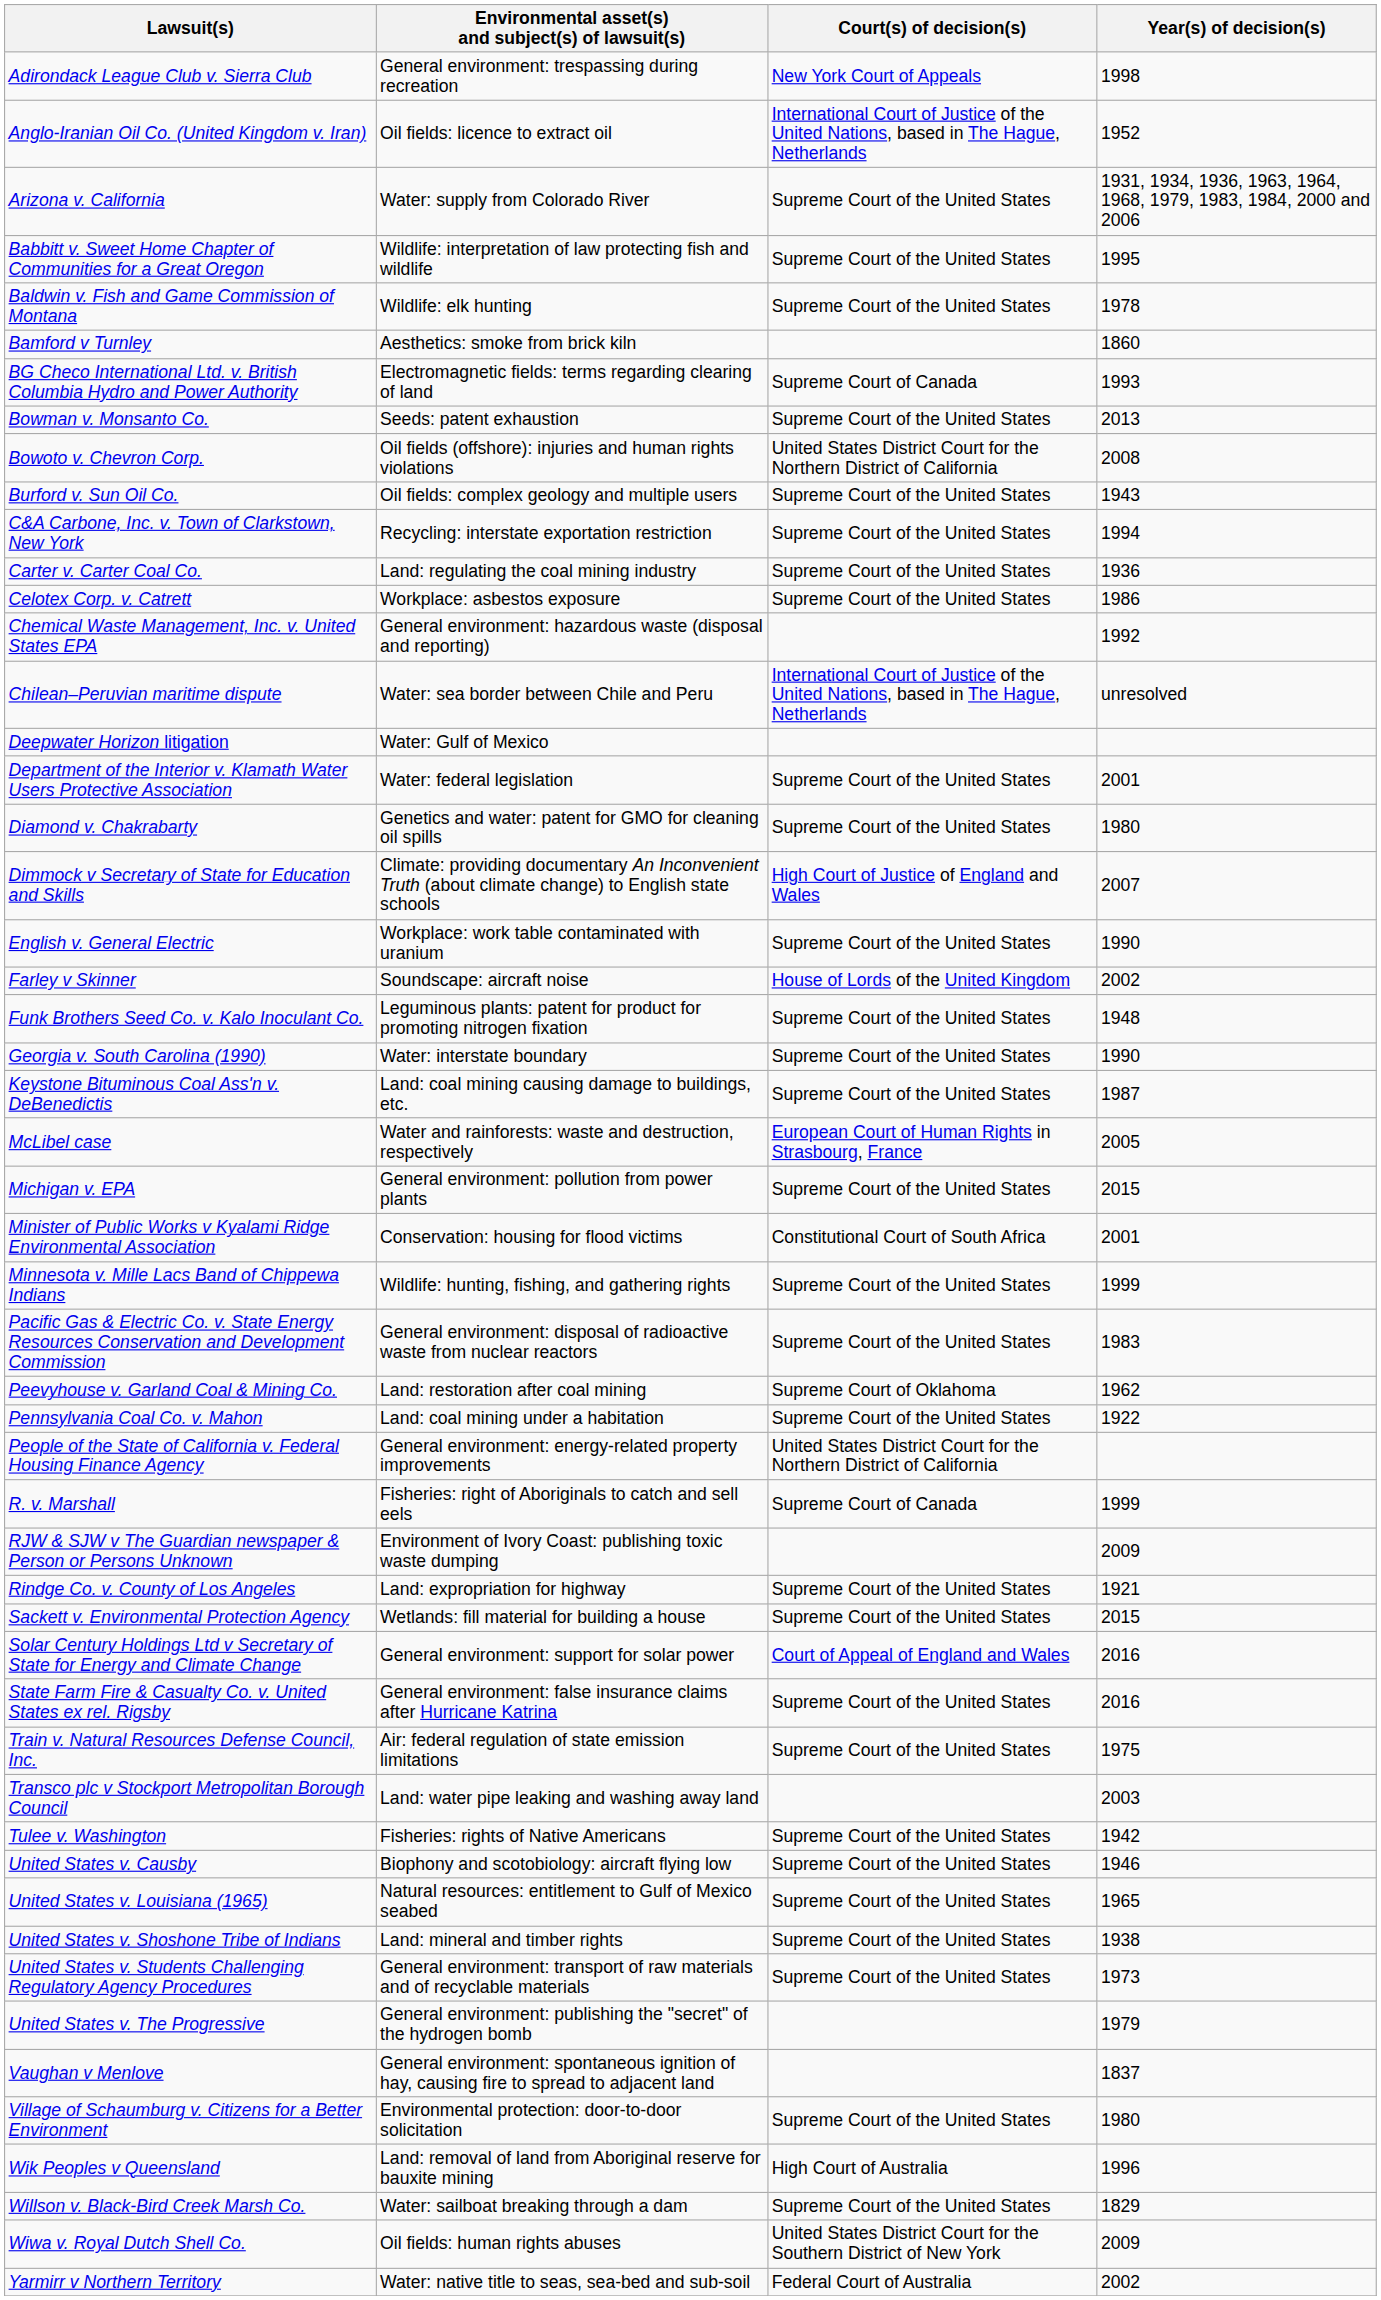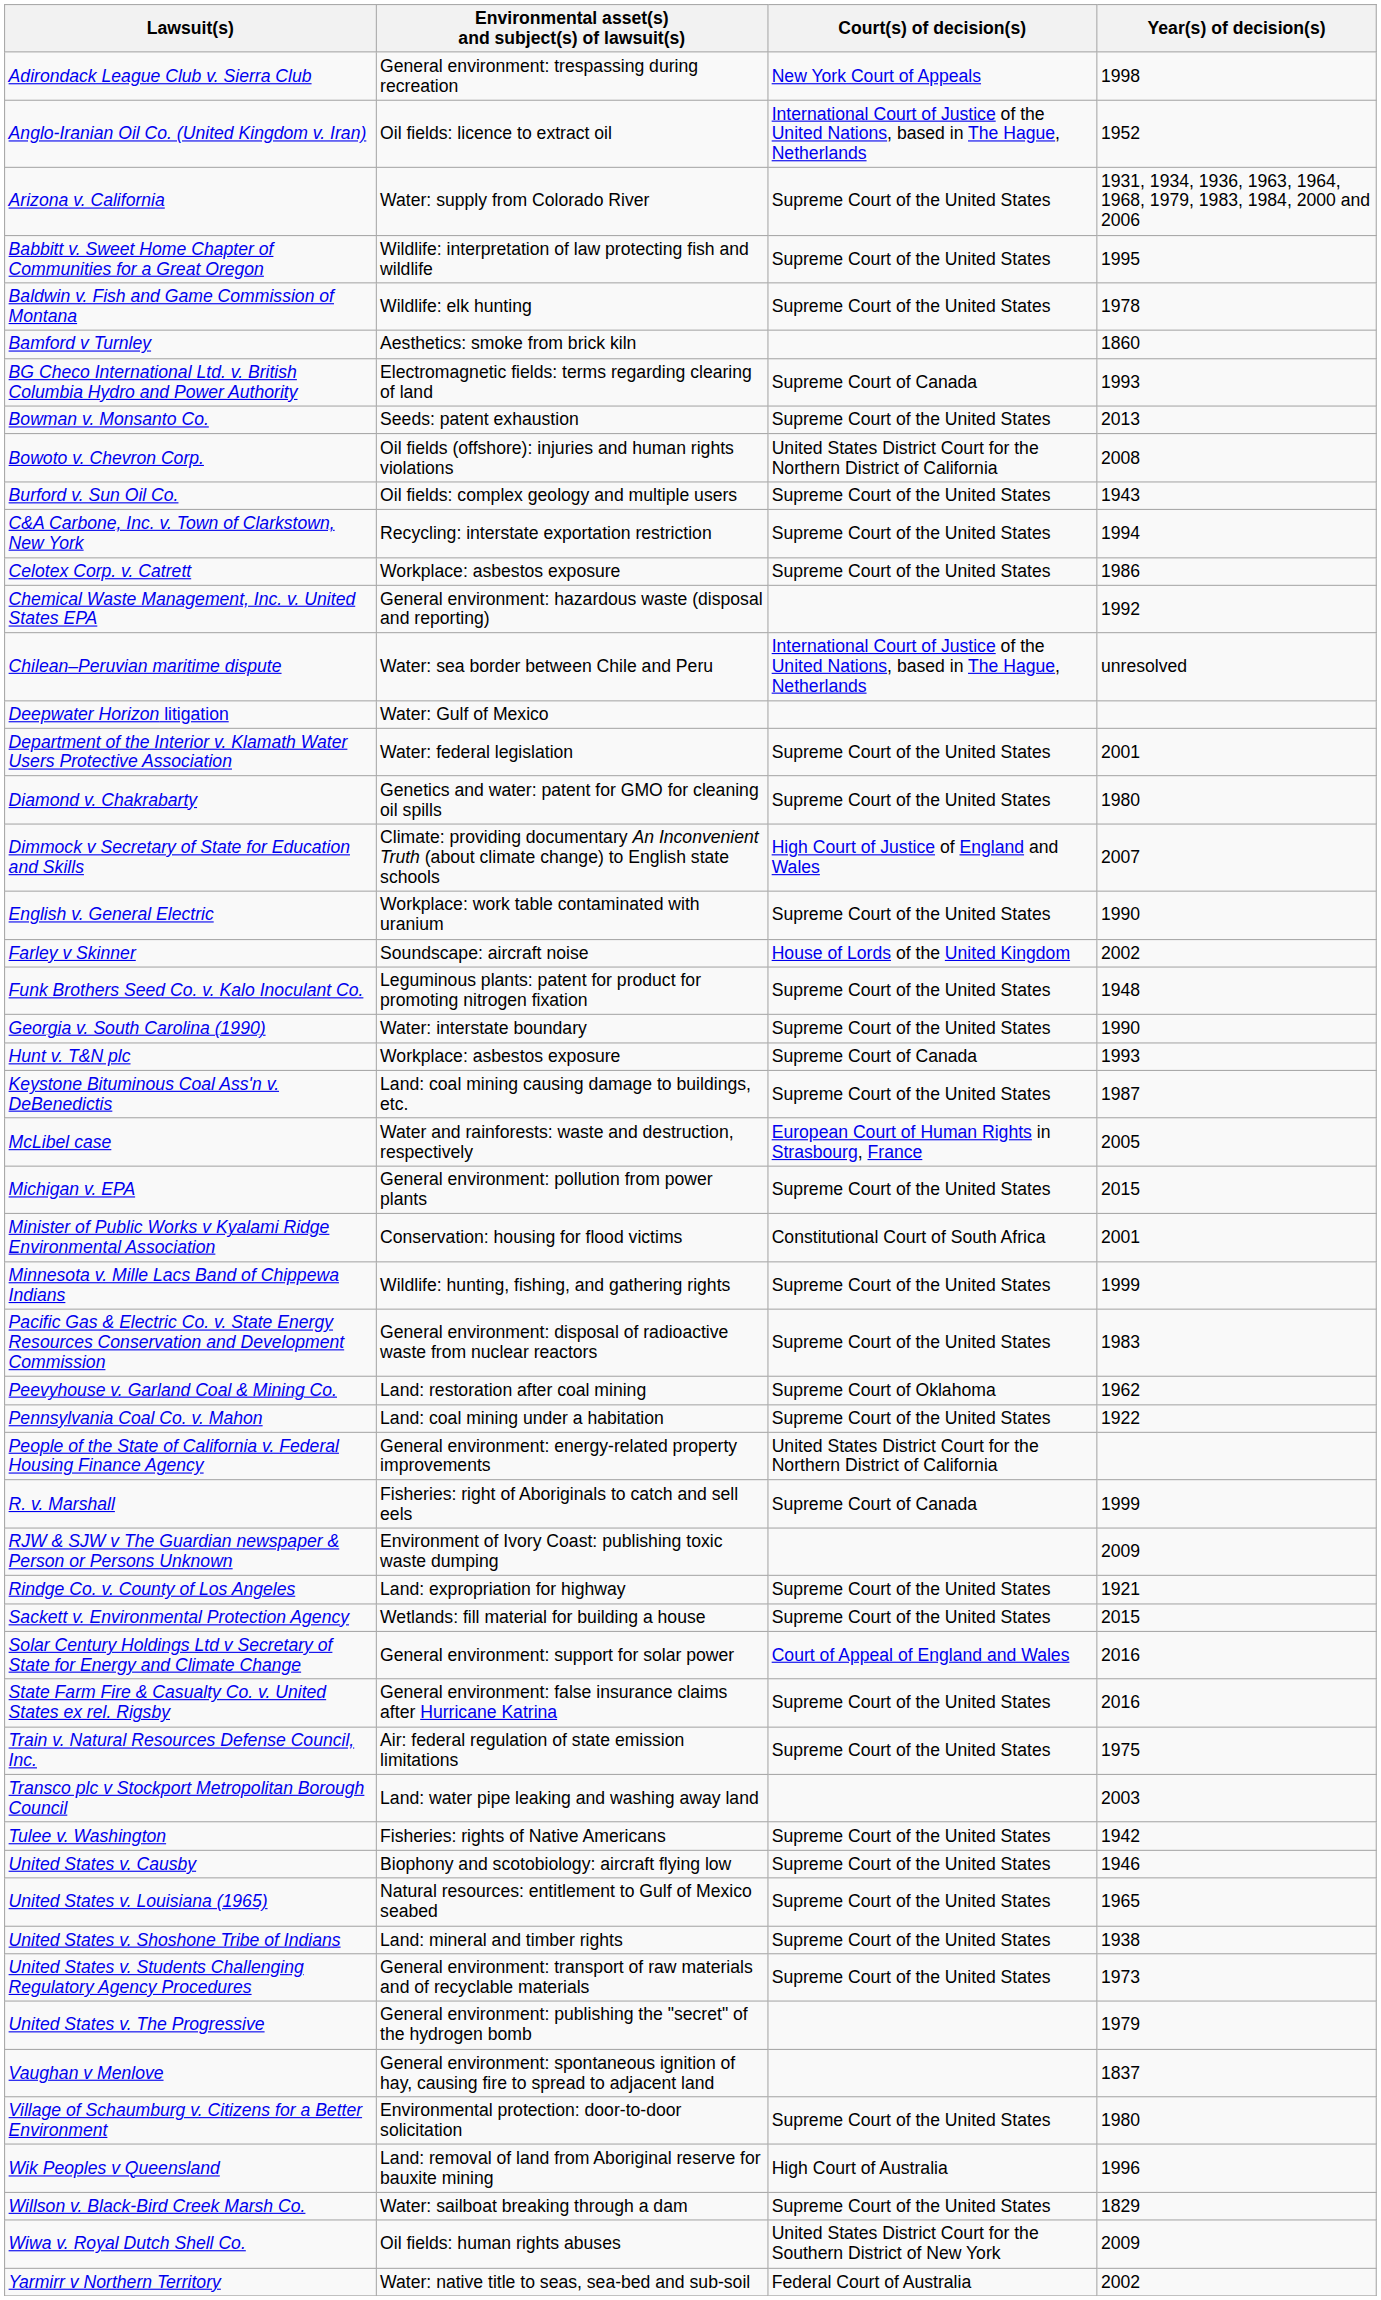- row: (105, 571)
+ row: (70, 1056)
